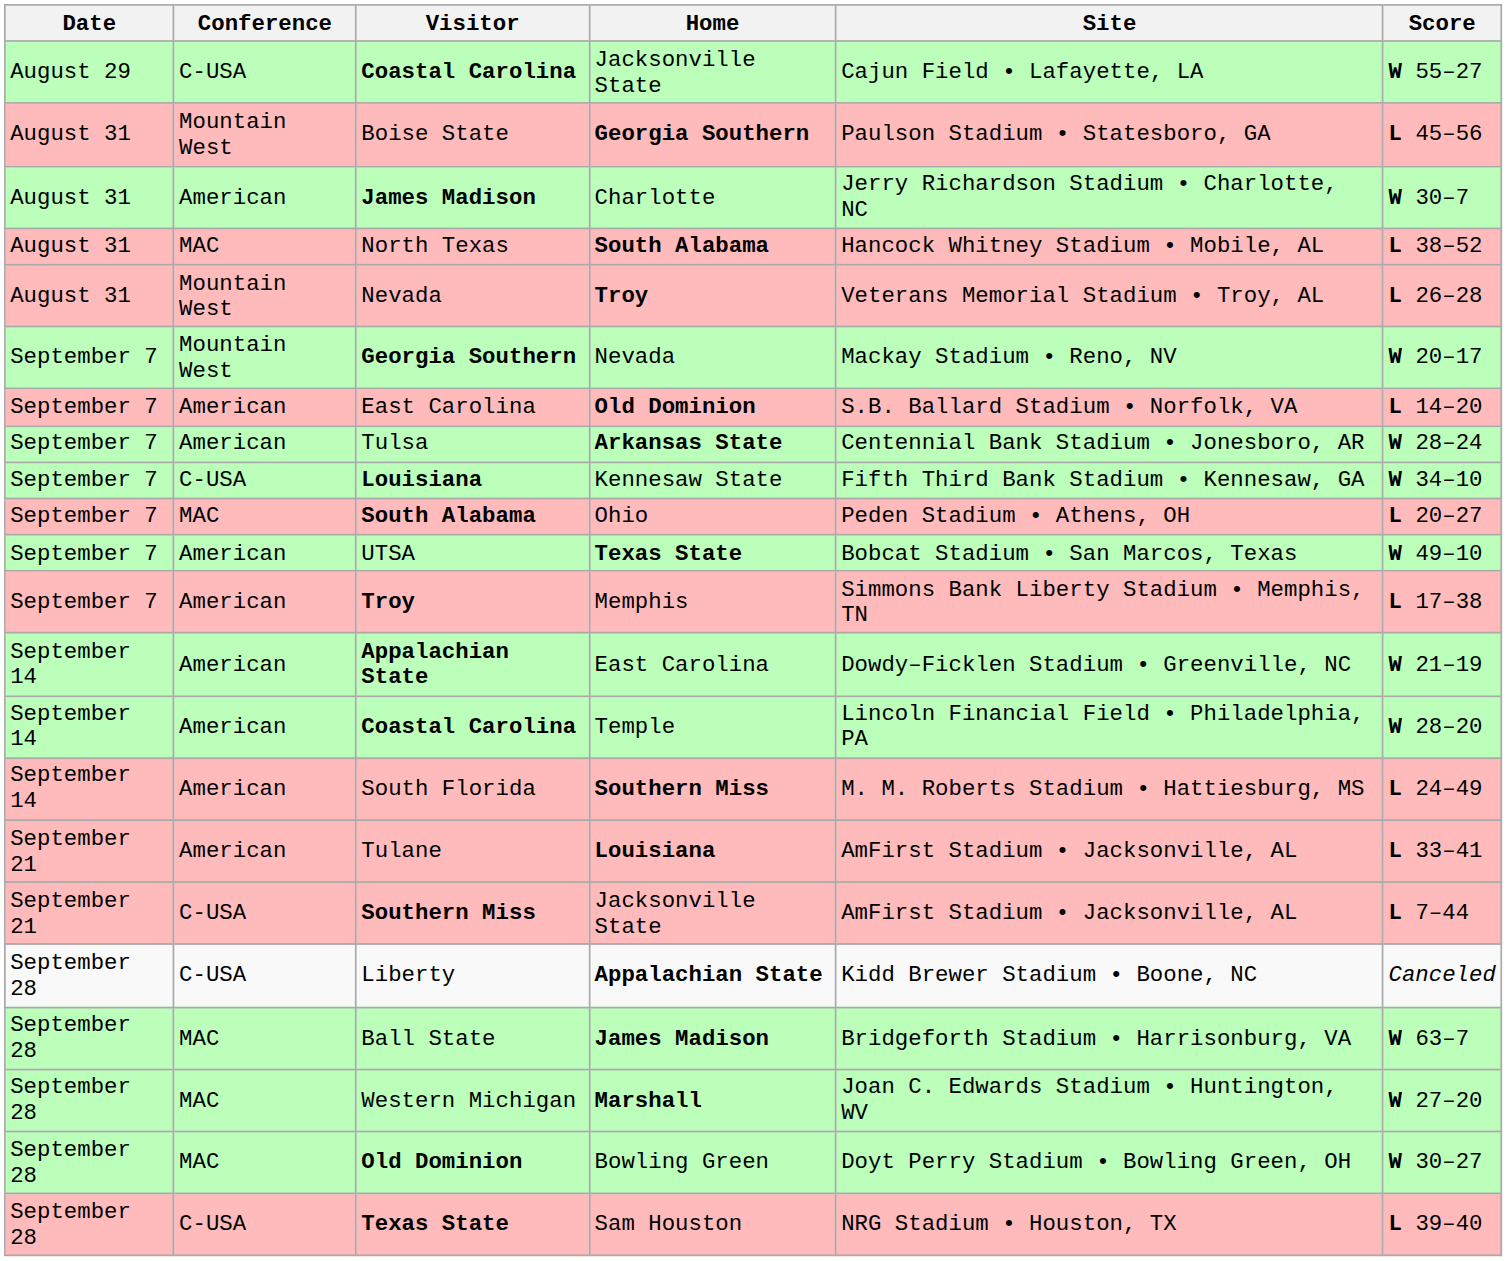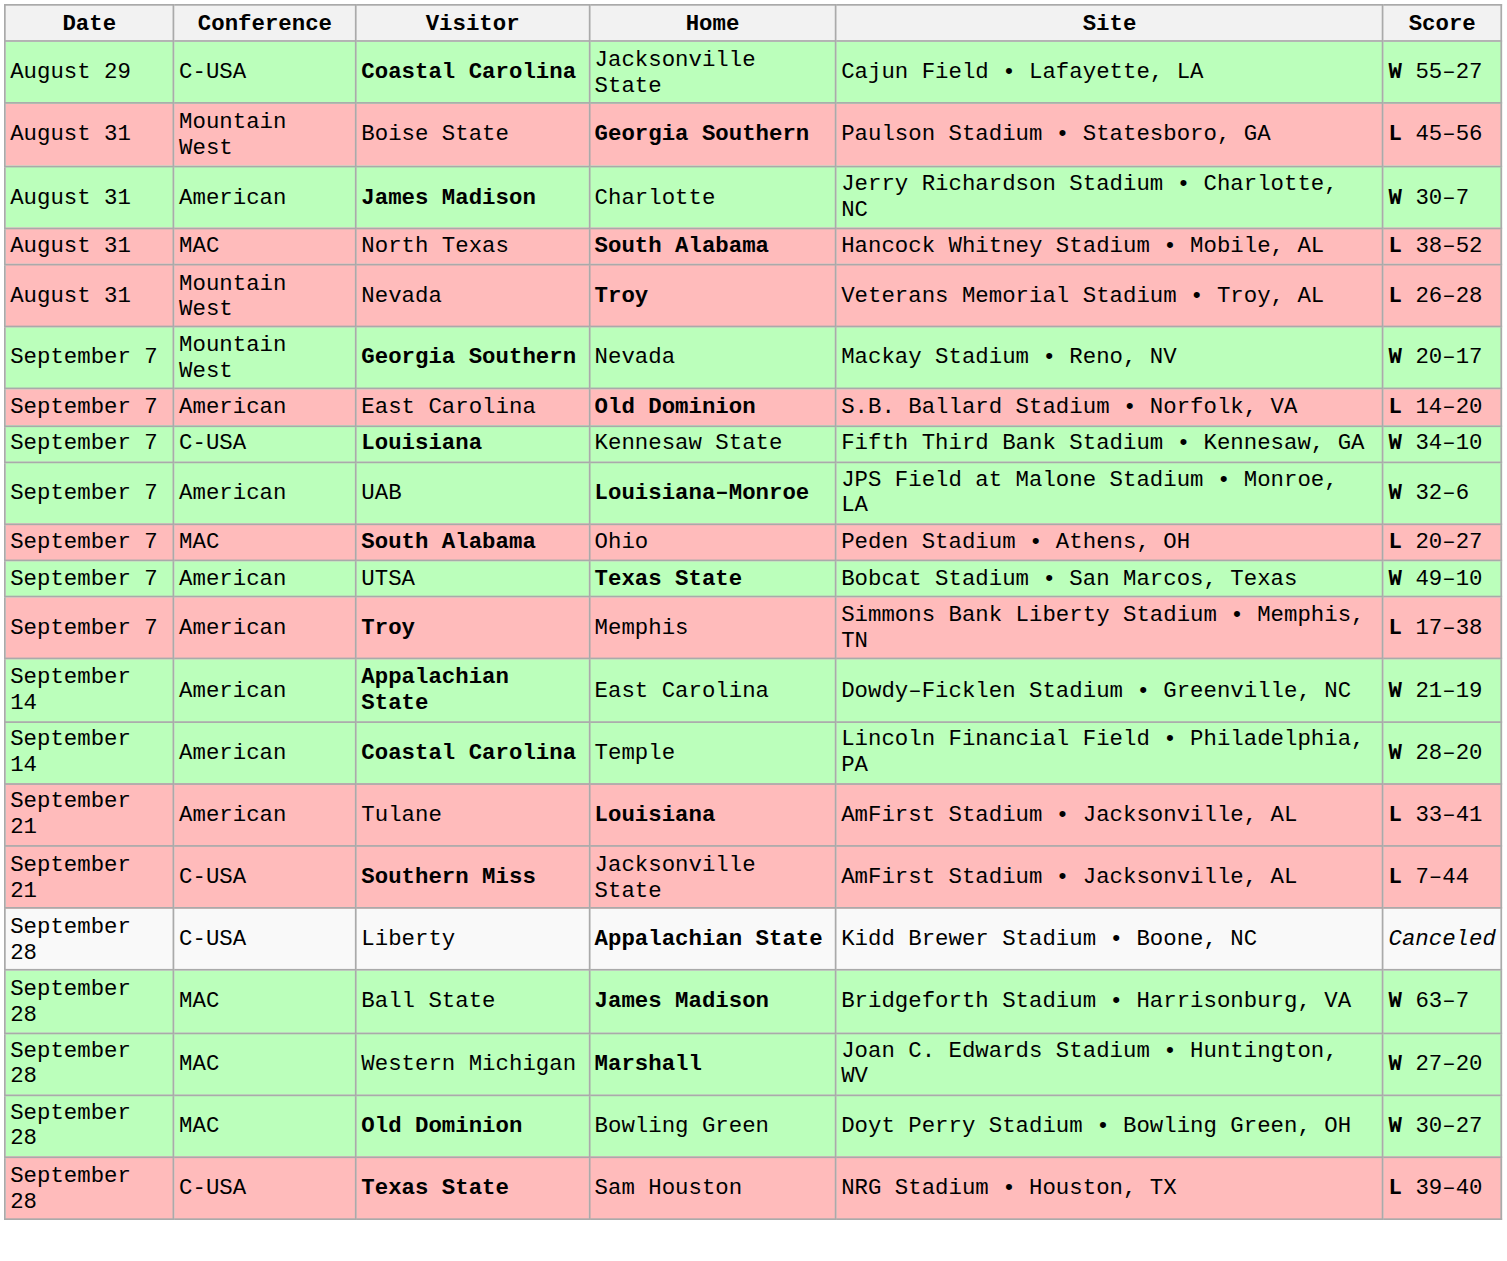- row: (395, 444)
+ row: (381, 493)
- row: (449, 789)
